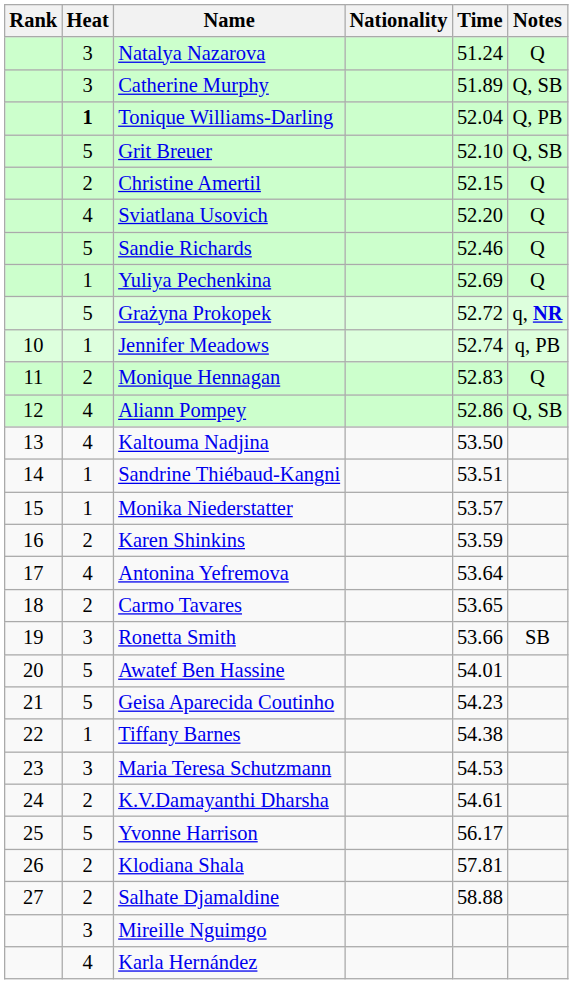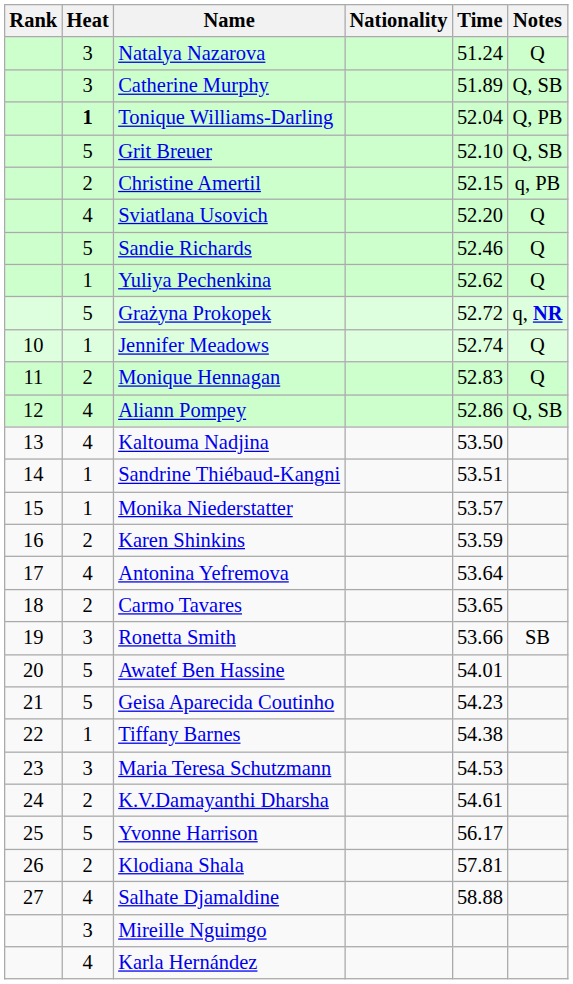(537, 183) Q -> (537, 183) q, PB
(480, 280) 52.69 -> (480, 280) 52.62
(537, 345) q, PB -> (537, 345) Q
(88, 897) 2 -> (88, 897) 4
